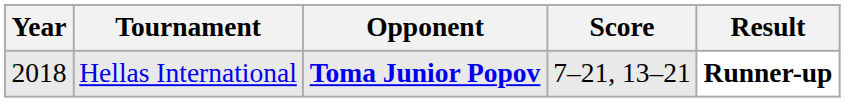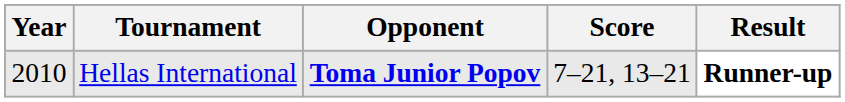(39, 72) 2018 -> (39, 72) 2010
